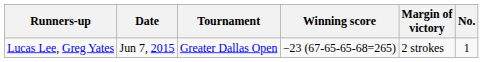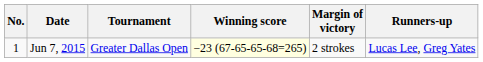columns swapped: (467, 21) <-> (61, 21)
(339, 48) no background -> (250, 48) lightyellow background
